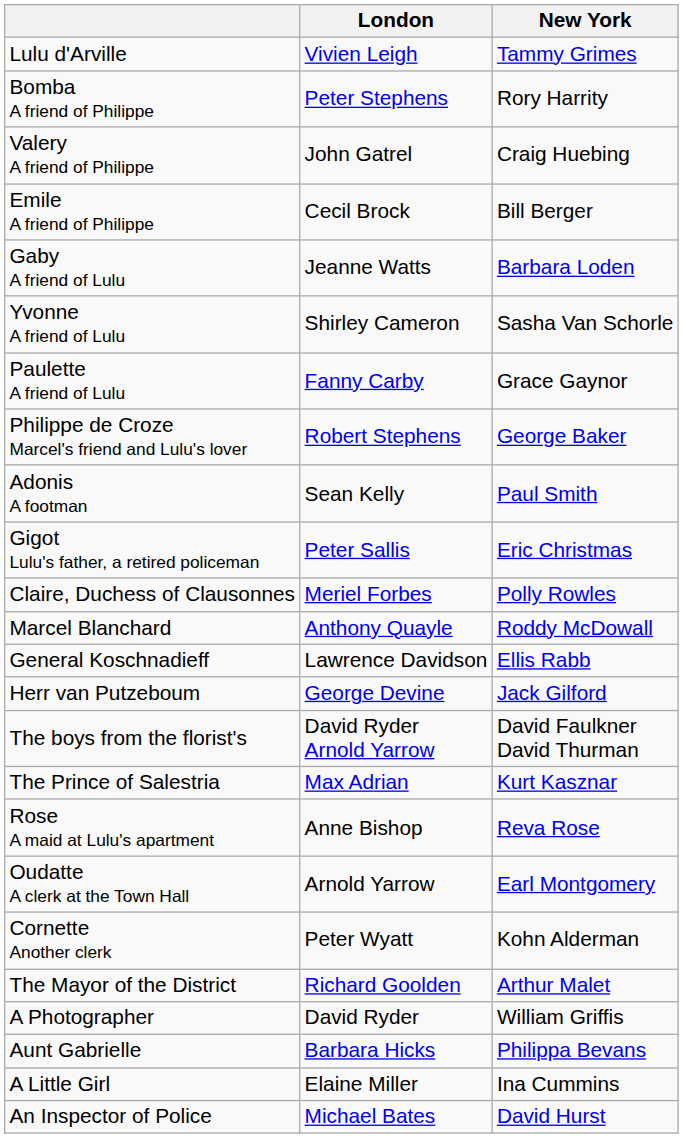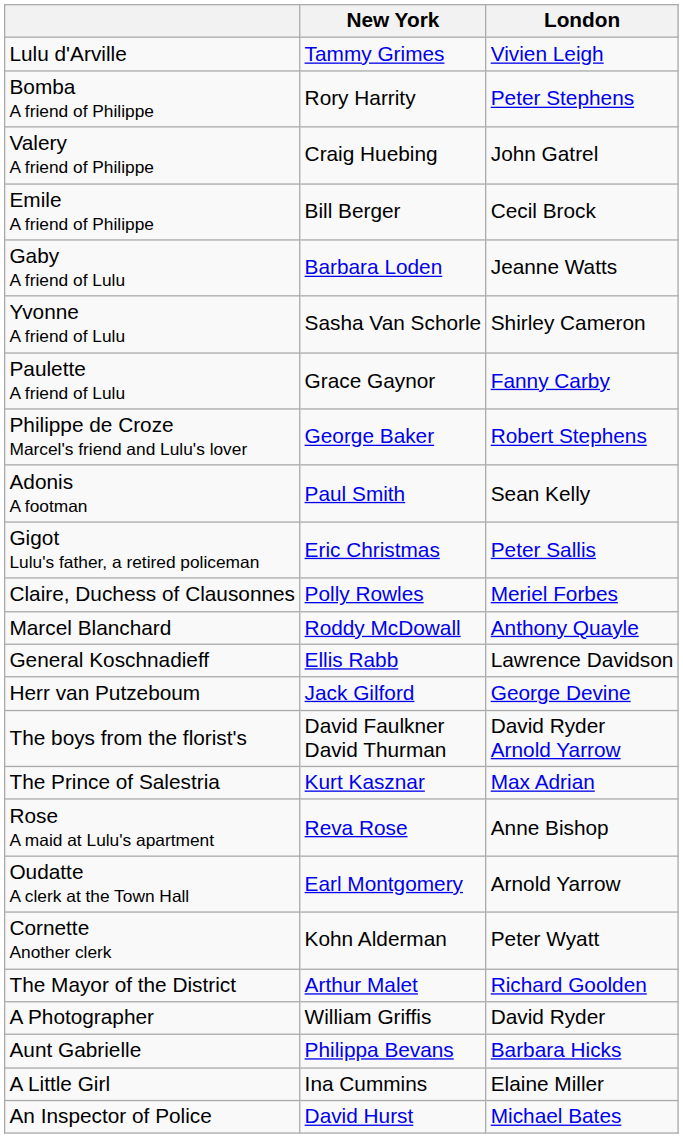columns swapped: (585, 20) <-> (396, 20)
